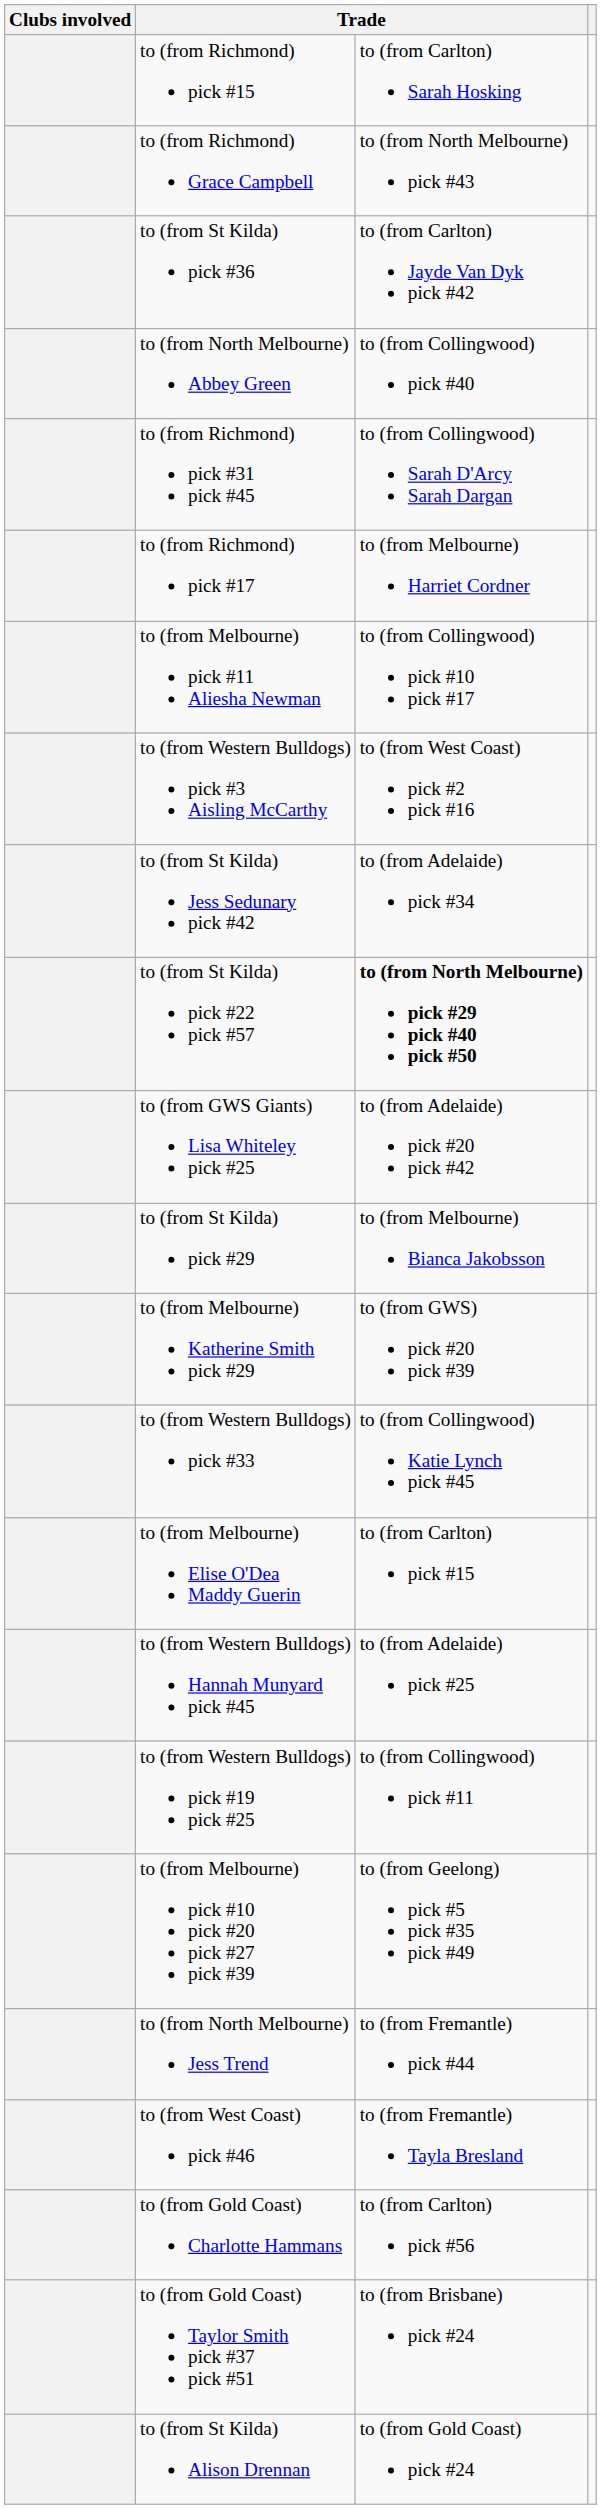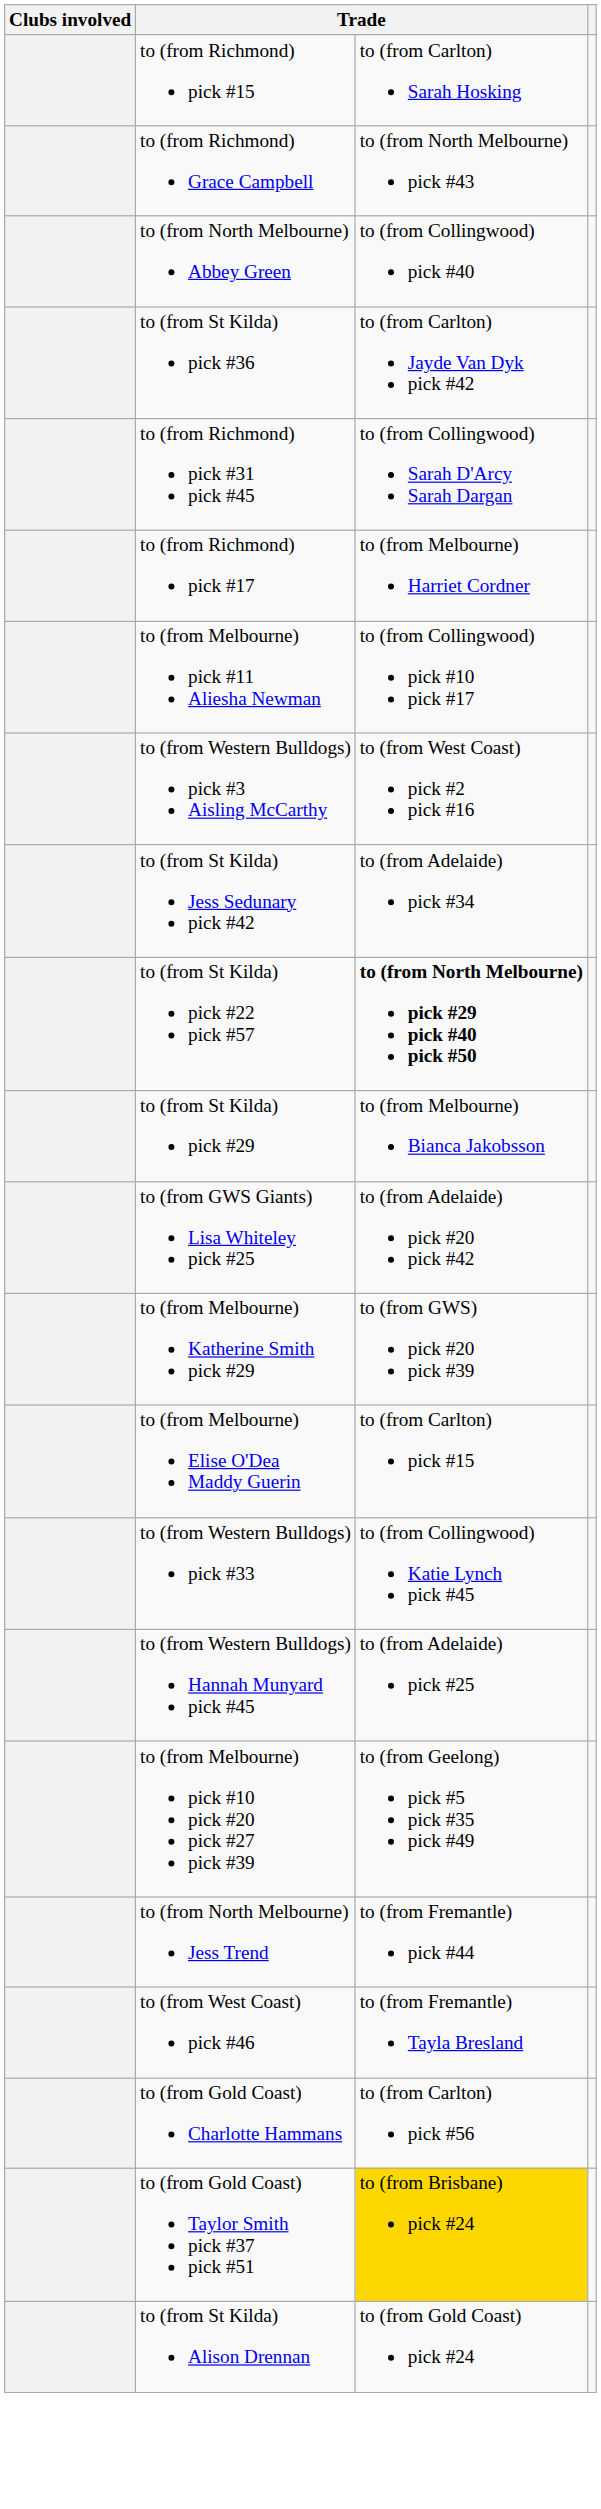rows swapped: (245, 364) <-> (245, 252)
rows swapped: (245, 1238) <-> (245, 1137)
rows swapped: (245, 1564) <-> (245, 1441)
- row: (245, 1788)
(471, 2316) no background -> (471, 2204) gold background
